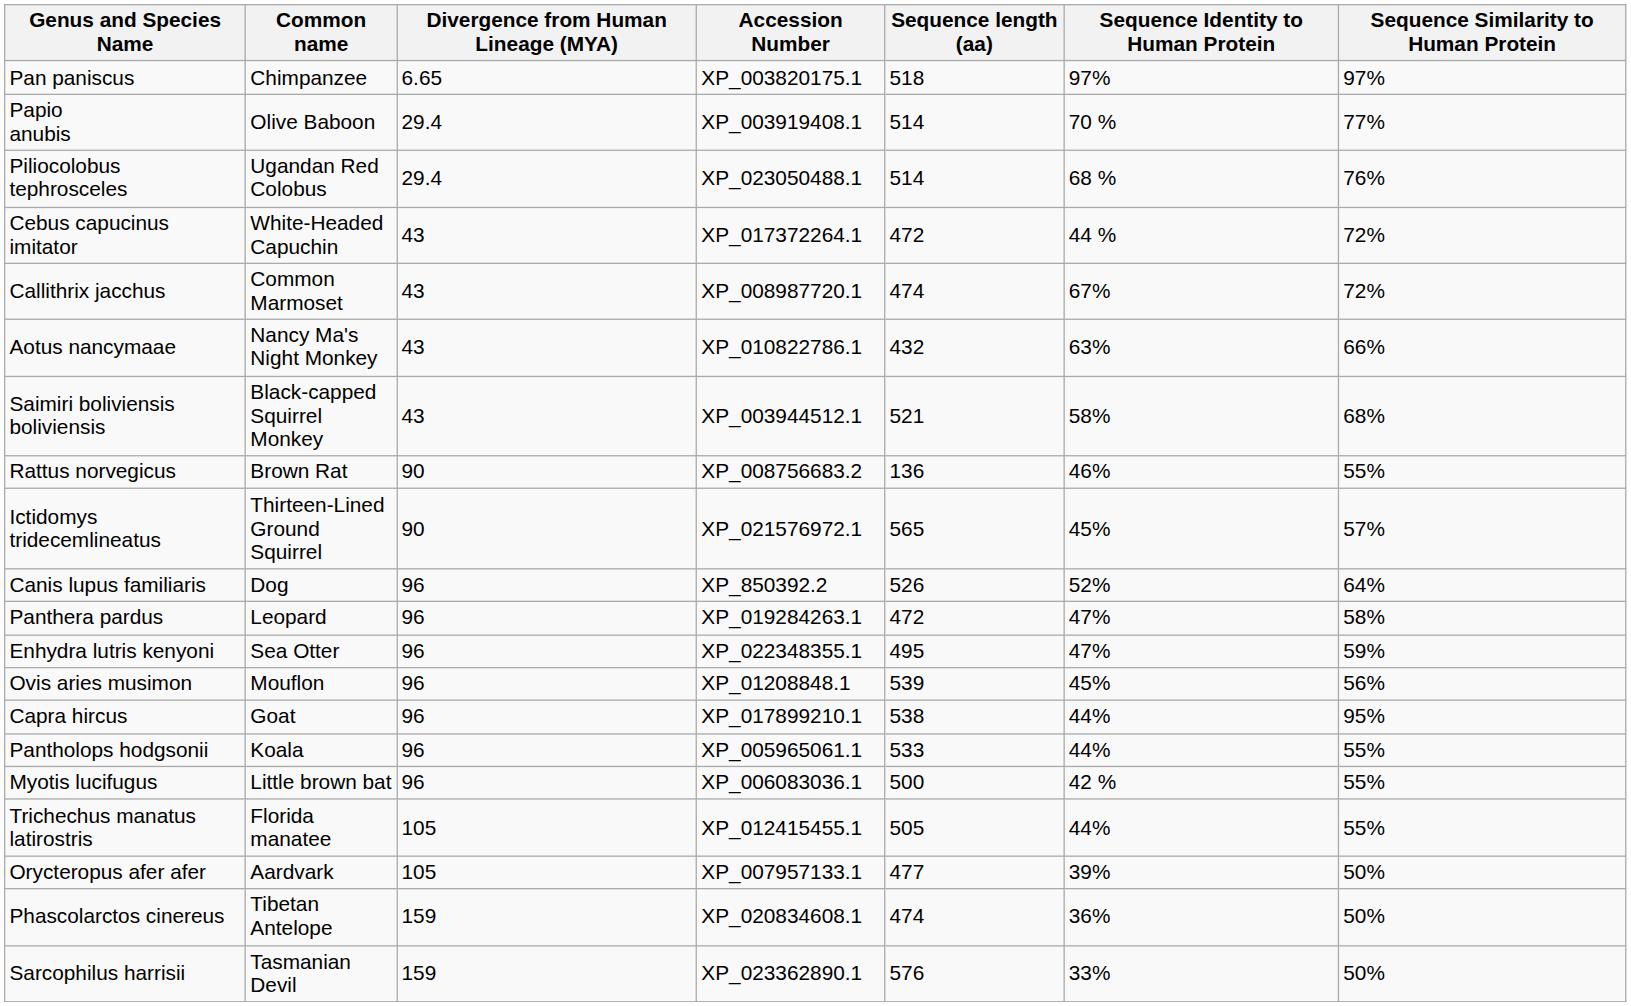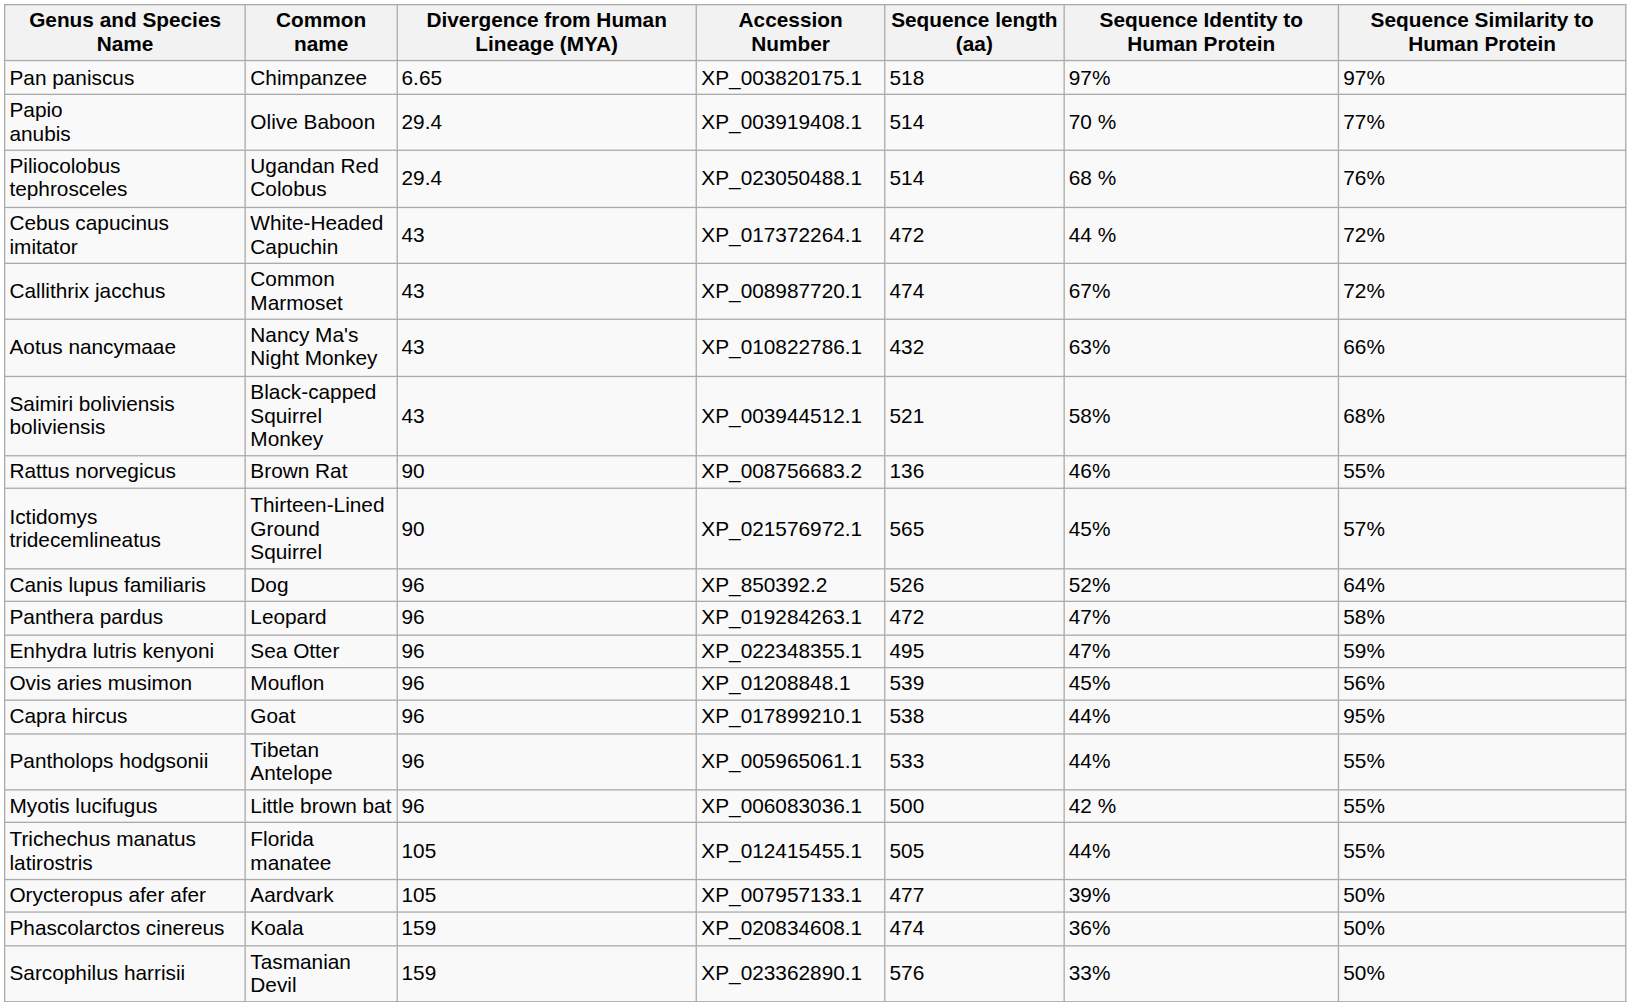(277, 749) Koala -> (291, 761) Tibetan Antelope
(291, 916) Tibetan Antelope -> (277, 928) Koala
